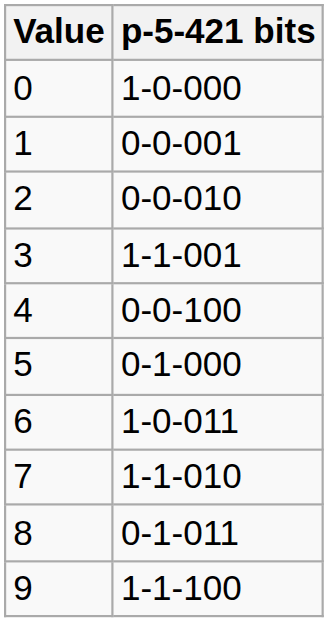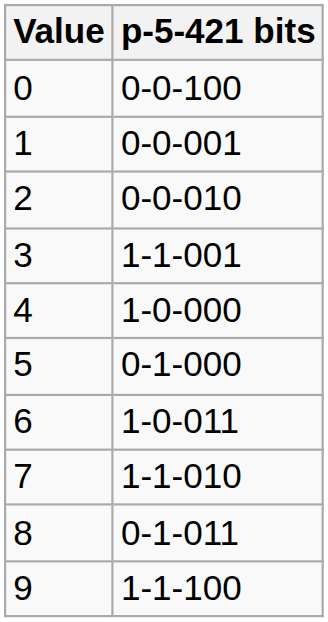(181, 87) 1-0-000 -> (181, 87) 0-0-100
(181, 310) 0-0-100 -> (181, 310) 1-0-000
